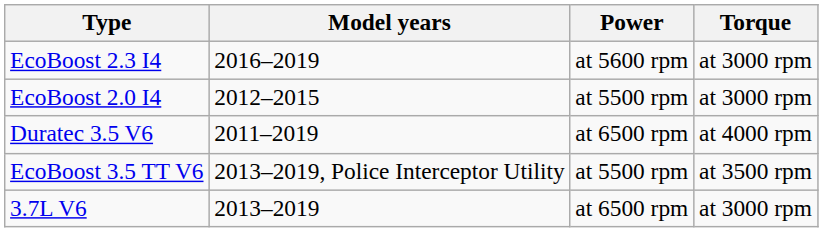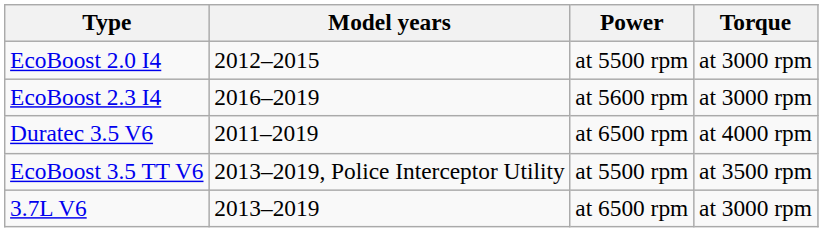rows swapped: (86, 97) <-> (86, 60)
